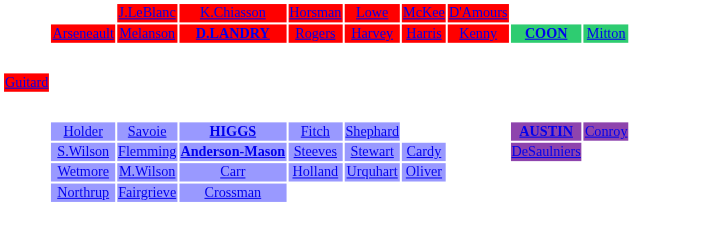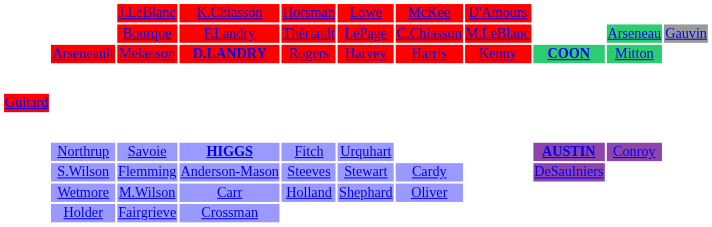+ row: (27, 34)
(83, 131) Holder -> (83, 151) Northrup
(372, 131) Shephard -> (366, 151) Urquhart
(233, 151) bold -> (230, 172) normal
(372, 172) Urquhart -> (366, 192) Shephard
(83, 192) Northrup -> (83, 213) Holder
